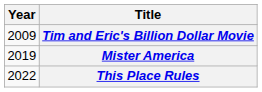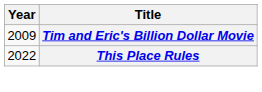- row: (148, 55)
